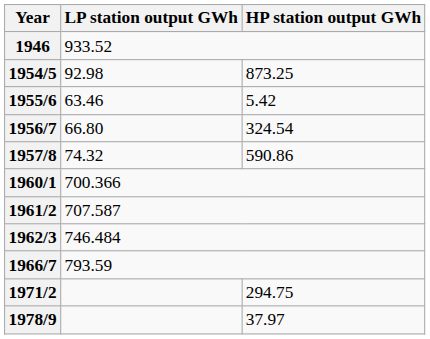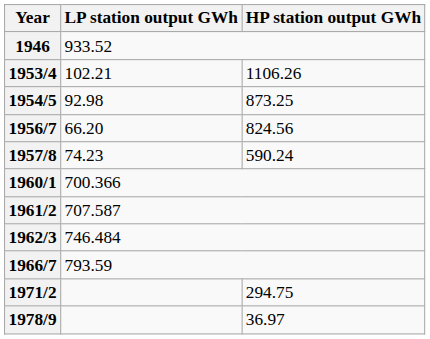+ row: (33, 73)
- row: (33, 100)
(84, 127) 66.80 -> (84, 127) 66.20
(270, 127) 324.54 -> (270, 127) 824.56
(84, 155) 74.32 -> (84, 155) 74.23
(270, 155) 590.86 -> (270, 155) 590.24
(265, 319) 37.97 -> (265, 319) 36.97
